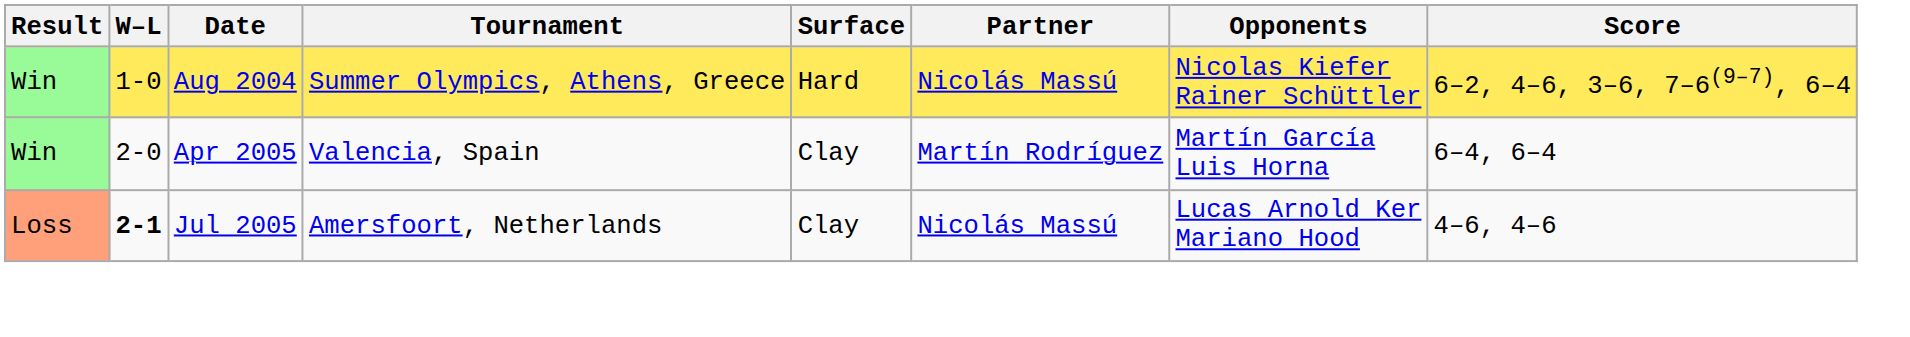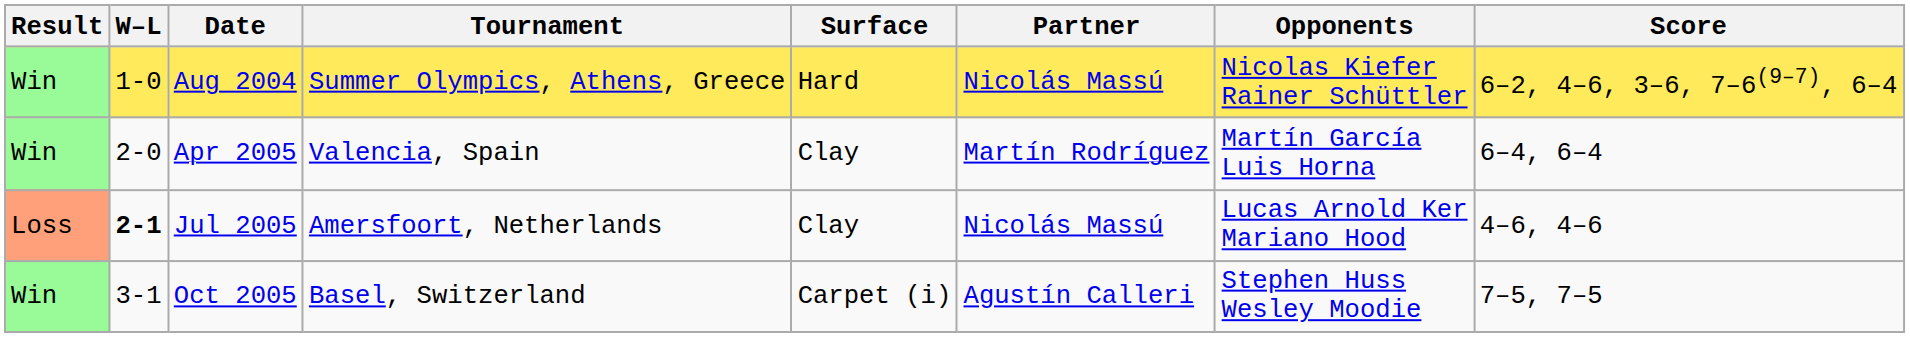+ row: (235, 296)
